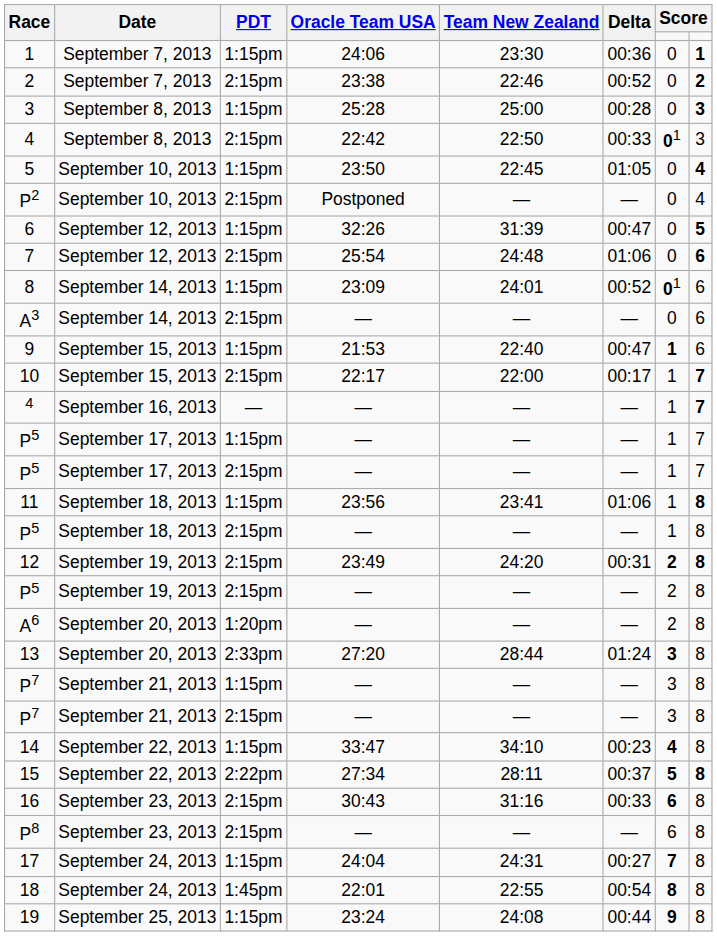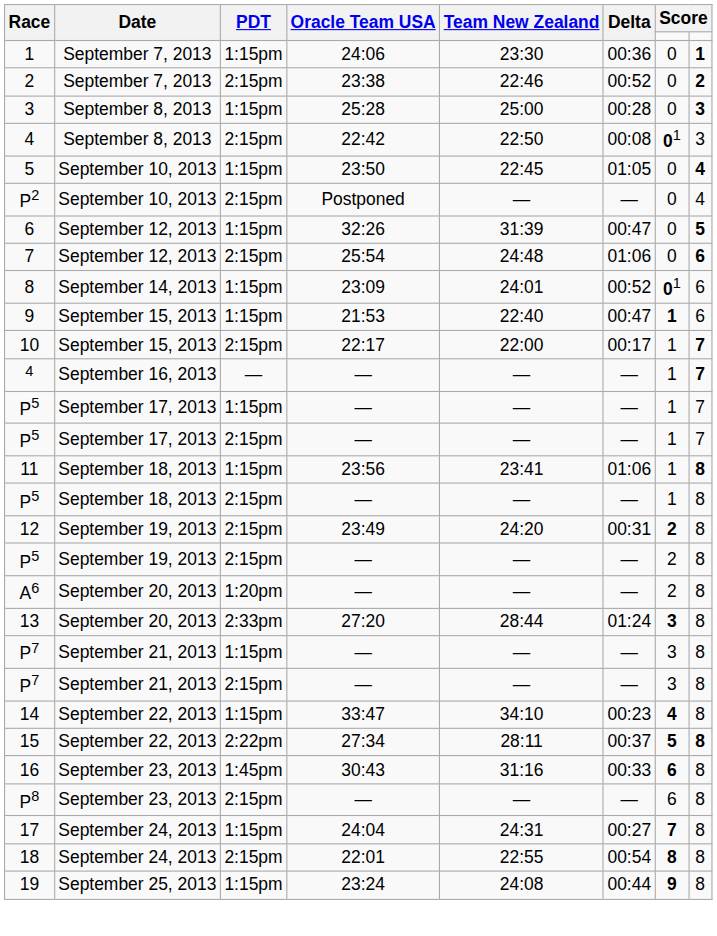(629, 139) 00:33 -> (629, 139) 00:08
- row: (29, 319)
(700, 561) bold -> (700, 529) normal
(253, 802) 2:15pm -> (253, 769) 1:45pm
(253, 889) 1:45pm -> (253, 857) 2:15pm
